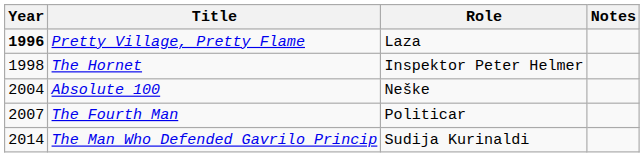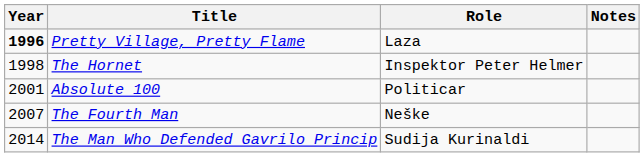(26, 91) 2004 -> (26, 91) 2001
(407, 91) Neške -> (425, 91) Politicar
(425, 115) Politicar -> (407, 115) Neške
